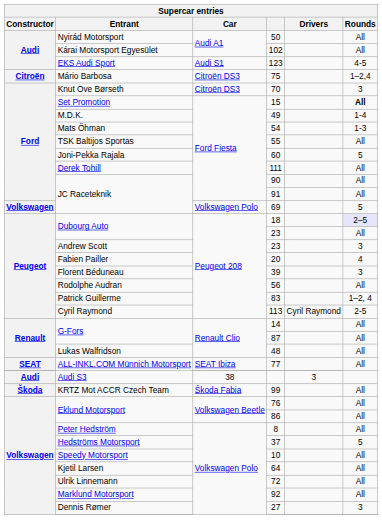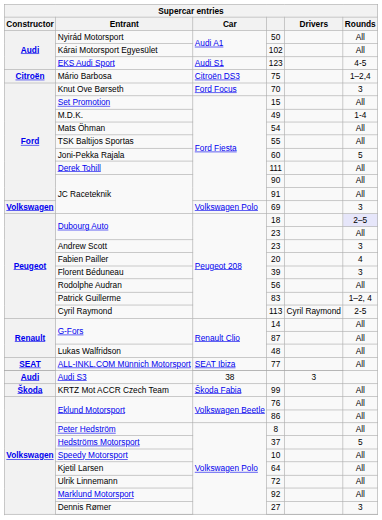(217, 89) Citroën DS3 -> (216, 89) Ford Focus
(360, 102) bold -> (360, 102) normal
(360, 128) 1-3 -> (360, 128) All
(360, 207) 5 -> (360, 207) 3
